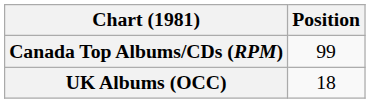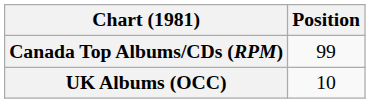(326, 82) 18 -> (326, 82) 10
